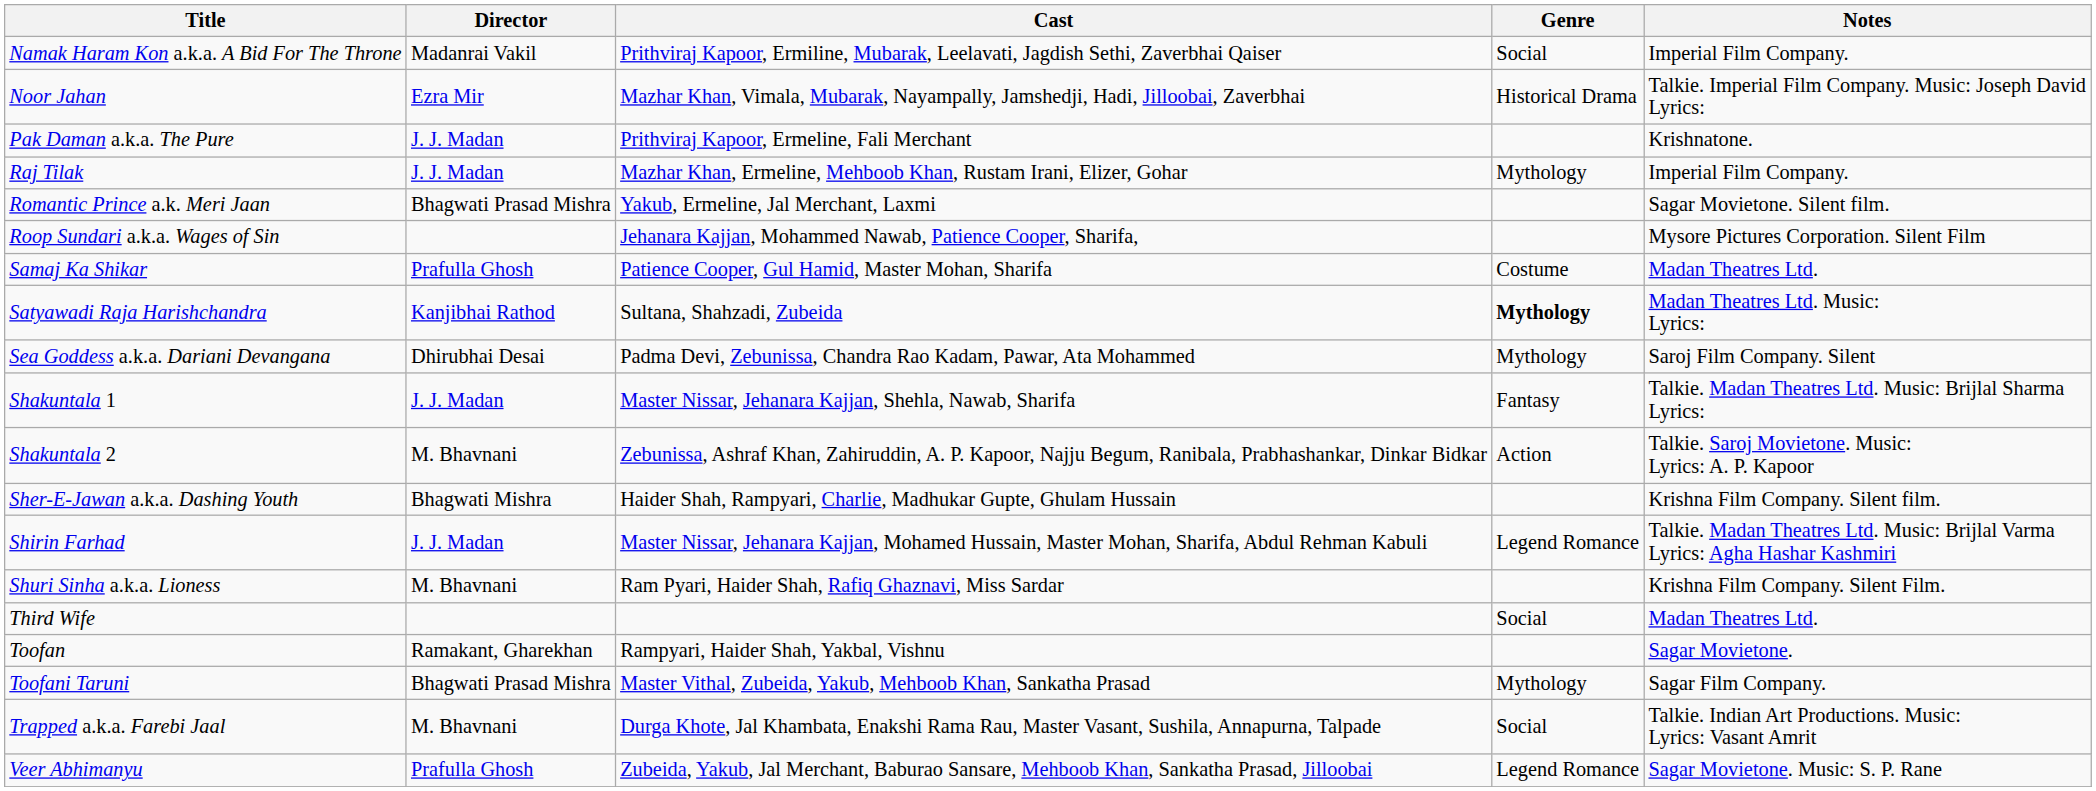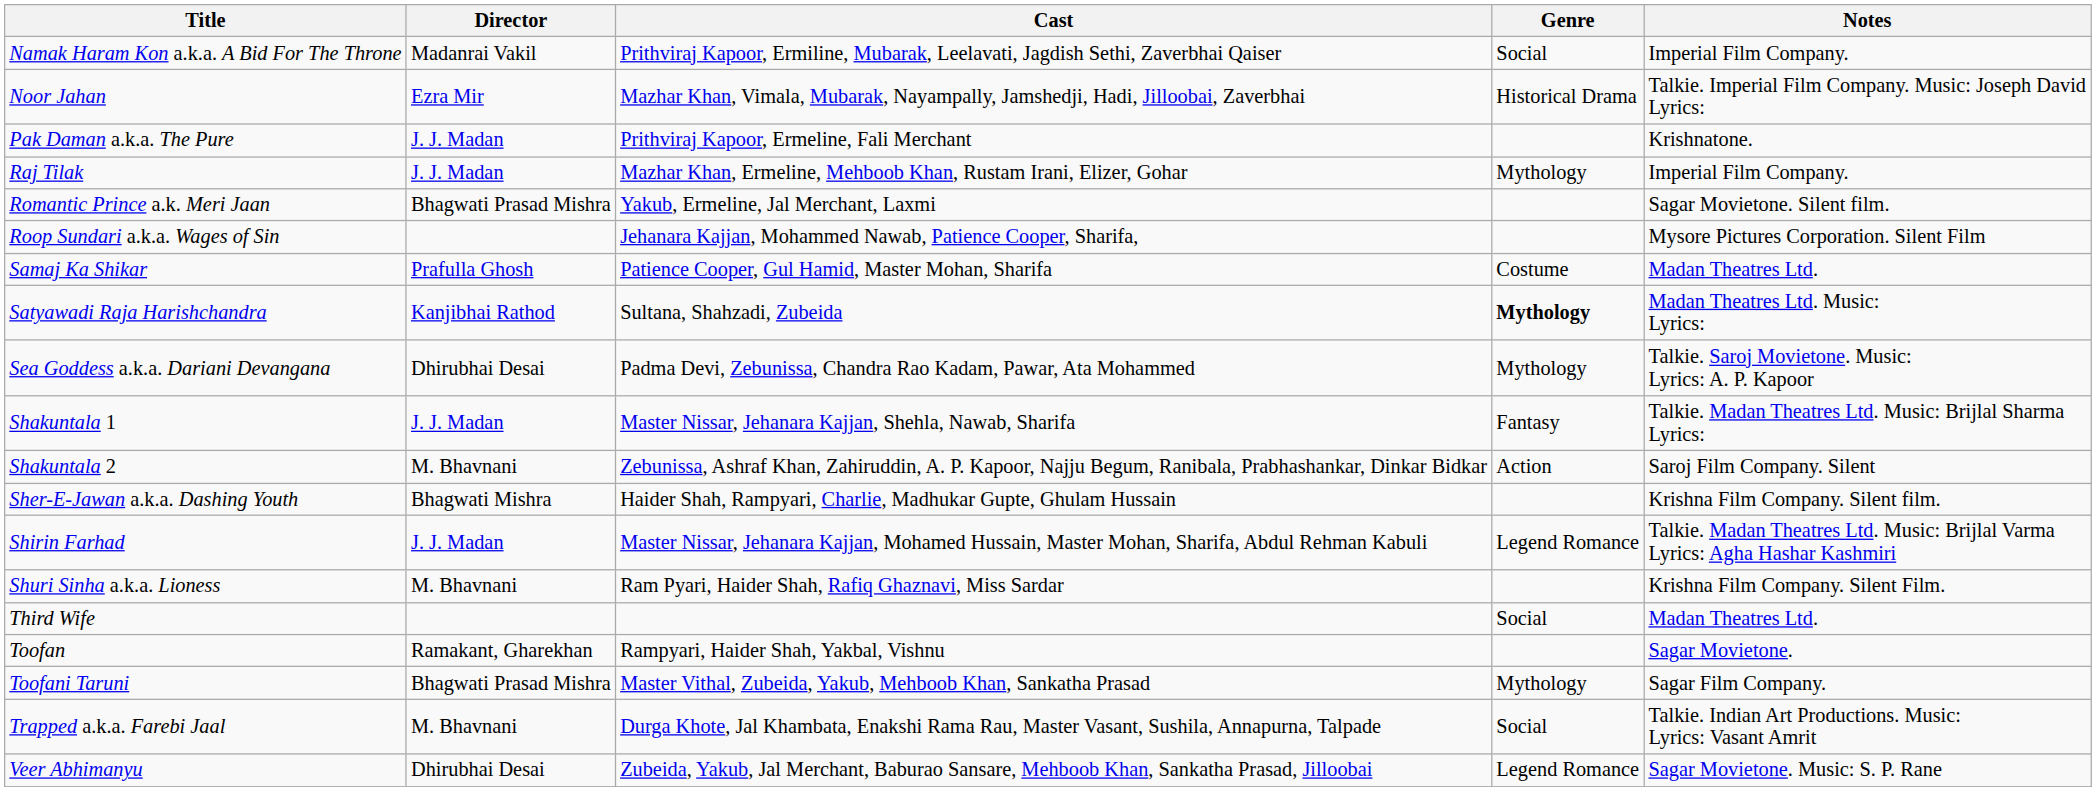(1762, 356) Saroj Film Company. Silent -> (1780, 367) Talkie. Saroj Movietone. Music: Lyrics: A. P. Kapoor
(1780, 455) Talkie. Saroj Movietone. Music: Lyrics: A. P. Kapoor -> (1762, 466) Saroj Film Company. Silent
(472, 770) Prafulla Ghosh -> (478, 770) Dhirubhai Desai
